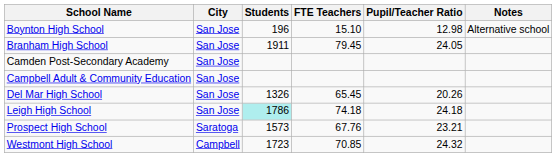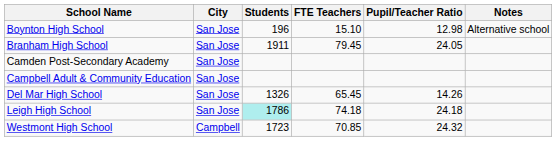(449, 95) 20.26 -> (449, 95) 14.26
- row: (57, 128)
